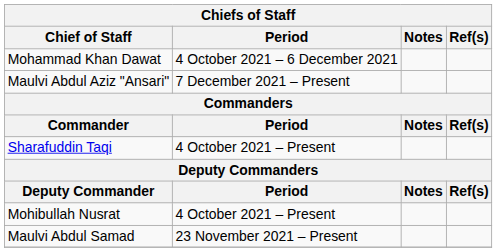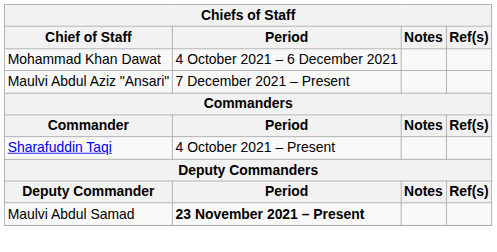- row: (64, 214)
(267, 236) normal -> (270, 214) bold
